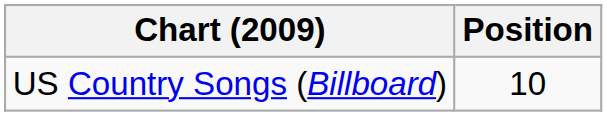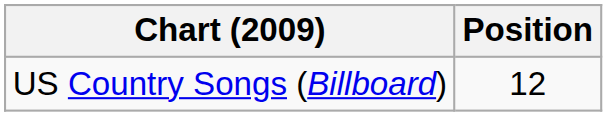(528, 83) 10 -> (528, 83) 12
